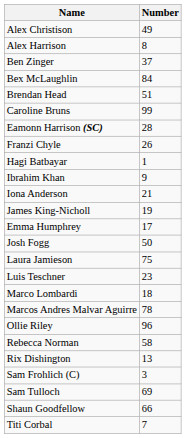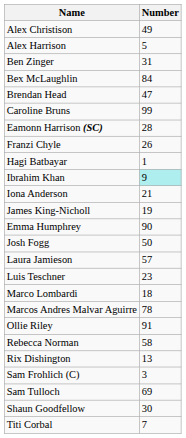(144, 45) 8 -> (144, 45) 5
(147, 62) 37 -> (147, 62) 31
(147, 95) 51 -> (147, 95) 47
(144, 177) no background -> (144, 177) paleturquoise background
(147, 227) 17 -> (147, 227) 90
(147, 260) 75 -> (147, 260) 57
(147, 326) 96 -> (147, 326) 91
(147, 408) 66 -> (147, 408) 30
